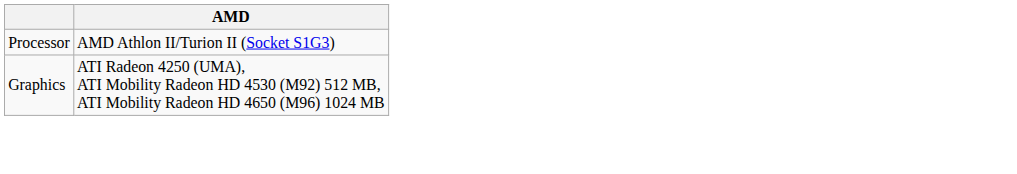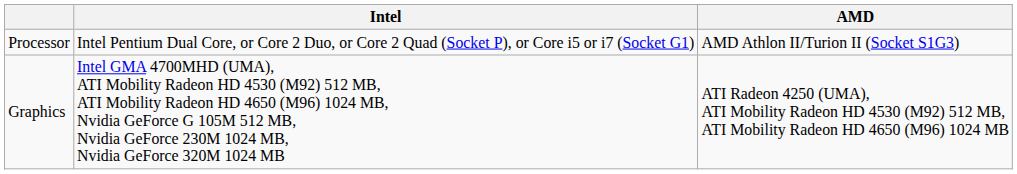+ column: (386, 17)
